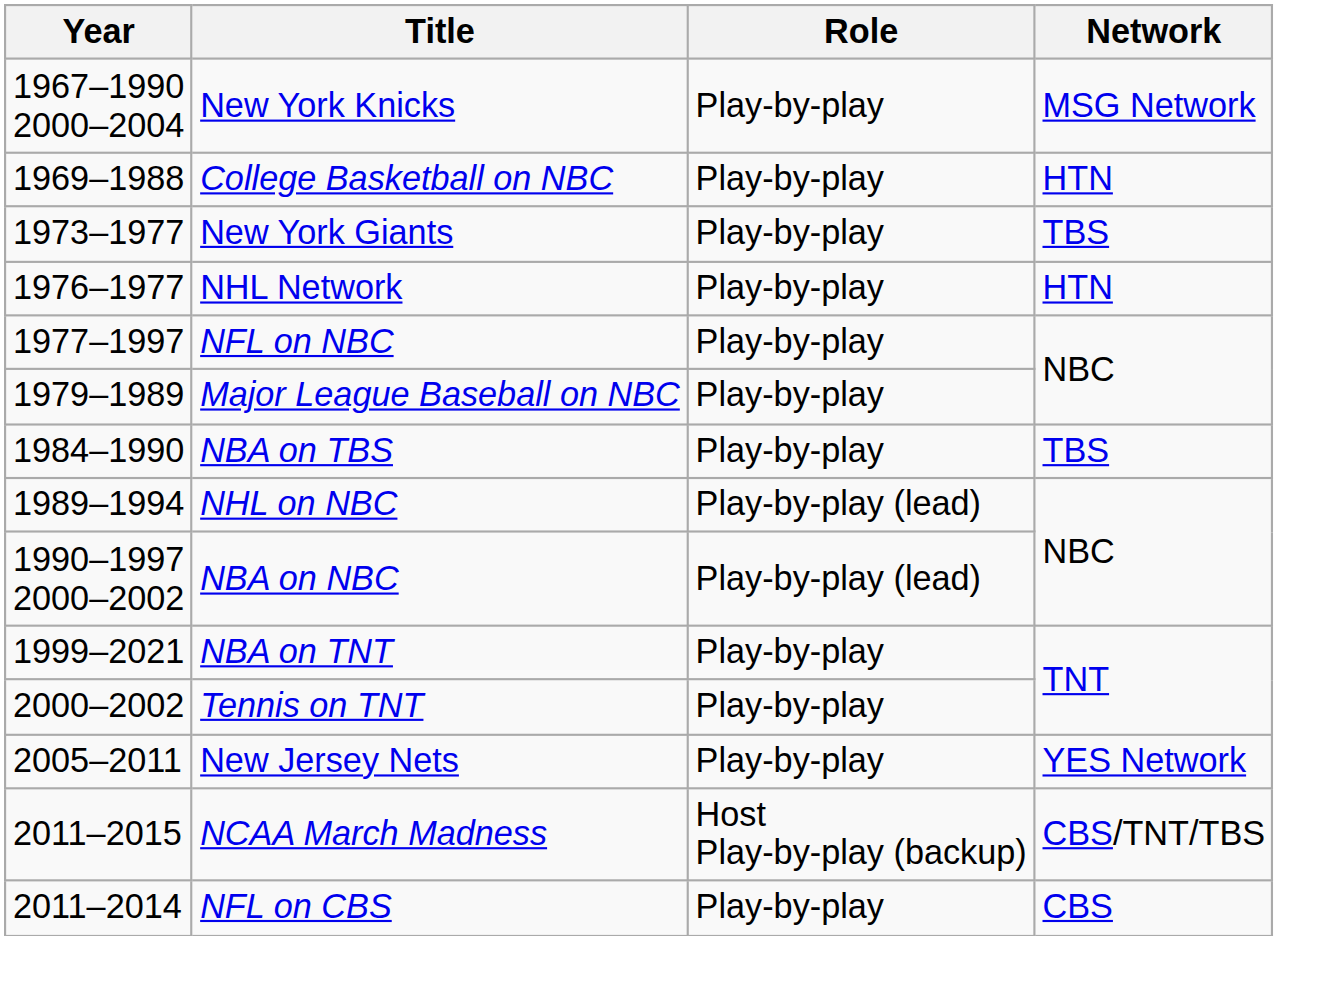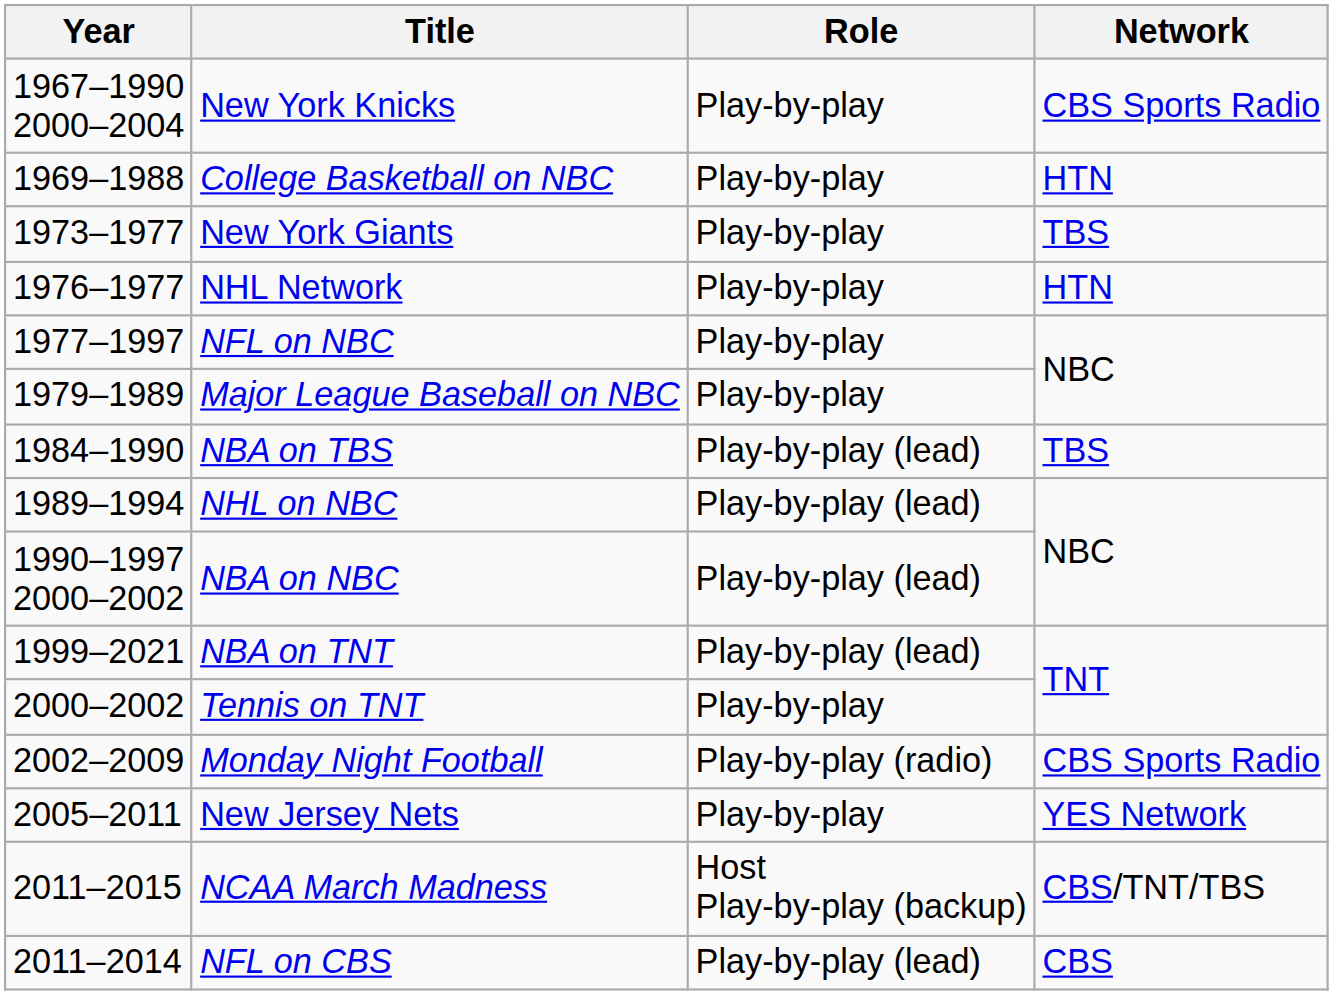(1149, 105) MSG Network -> (1181, 105) CBS Sports Radio
(790, 450) Play-by-play -> (838, 450) Play-by-play (lead)
(790, 651) Play-by-play -> (838, 651) Play-by-play (lead)
+ row: (371, 760)
(790, 907) Play-by-play -> (838, 961) Play-by-play (lead)
